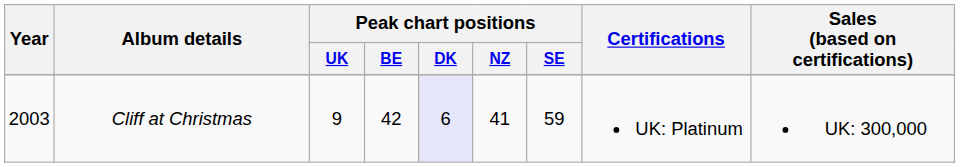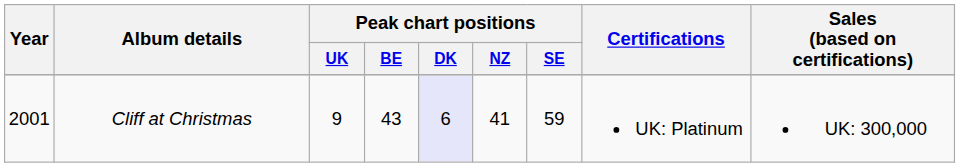(29, 118) 2003 -> (29, 118) 2001
(391, 118) 42 -> (391, 118) 43
